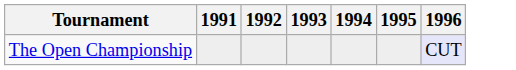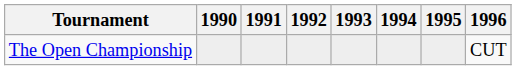+ column: (219, 19)
(443, 49) lavender background -> (488, 49) no background
